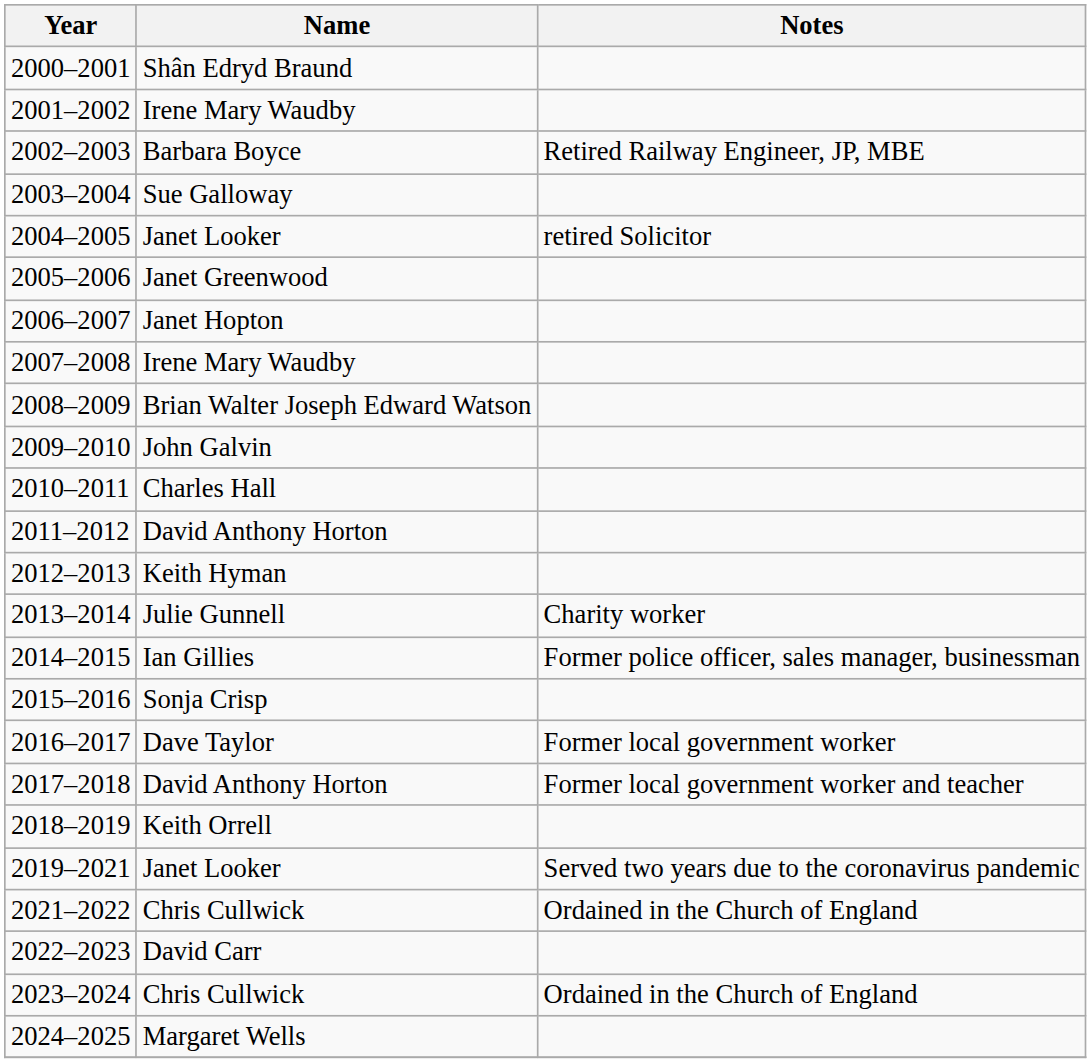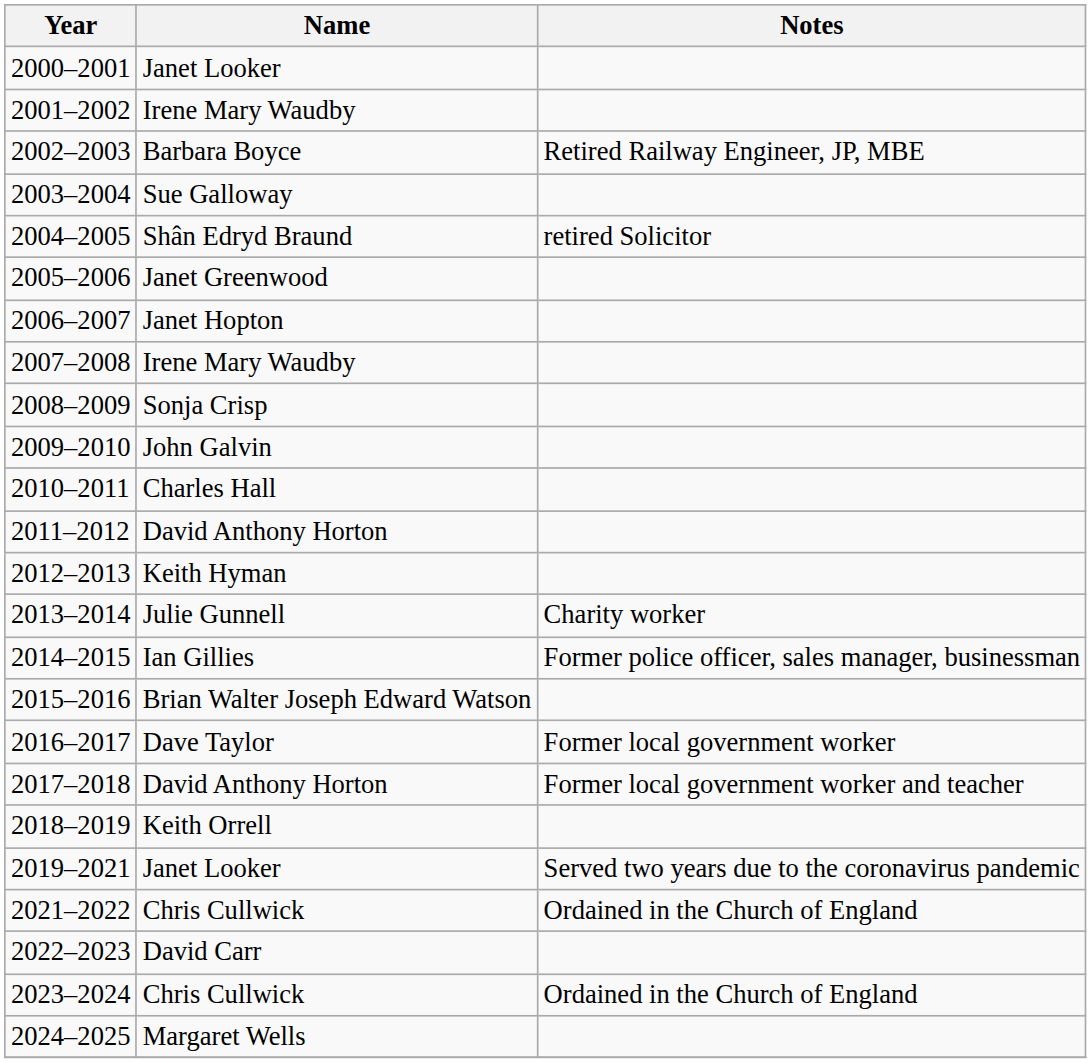(247, 67) Shân Edryd Braund -> (212, 67) Janet Looker
(212, 236) Janet Looker -> (247, 236) Shân Edryd Braund
(337, 404) Brian Walter Joseph Edward Watson -> (205, 404) Sonja Crisp
(205, 699) Sonja Crisp -> (337, 699) Brian Walter Joseph Edward Watson
